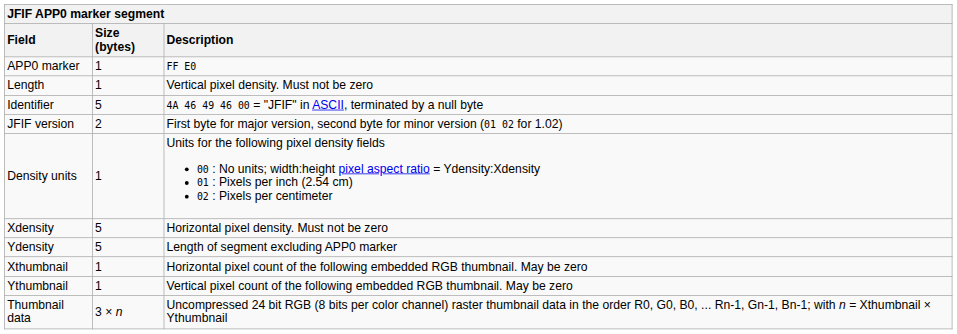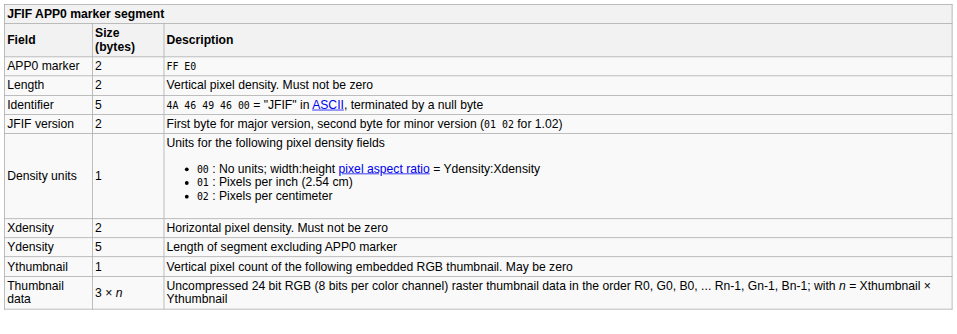(99, 66) 1 -> (99, 66) 2
(99, 85) 1 -> (99, 85) 2
(99, 228) 5 -> (99, 228) 2
- row: (38, 266)
